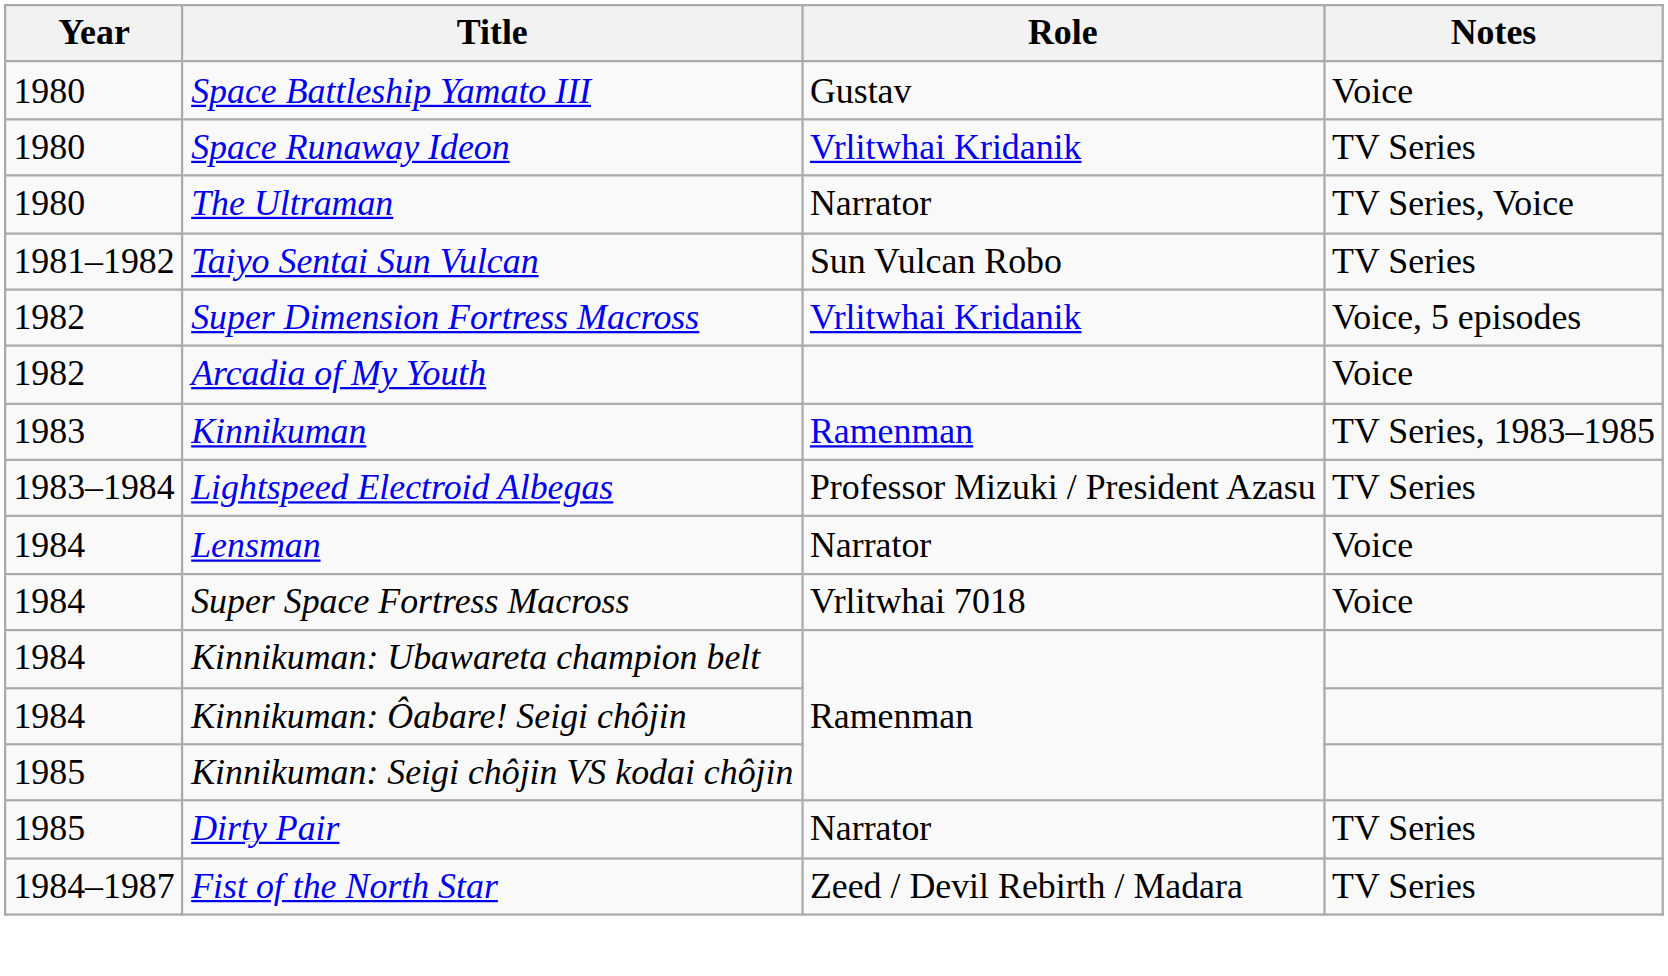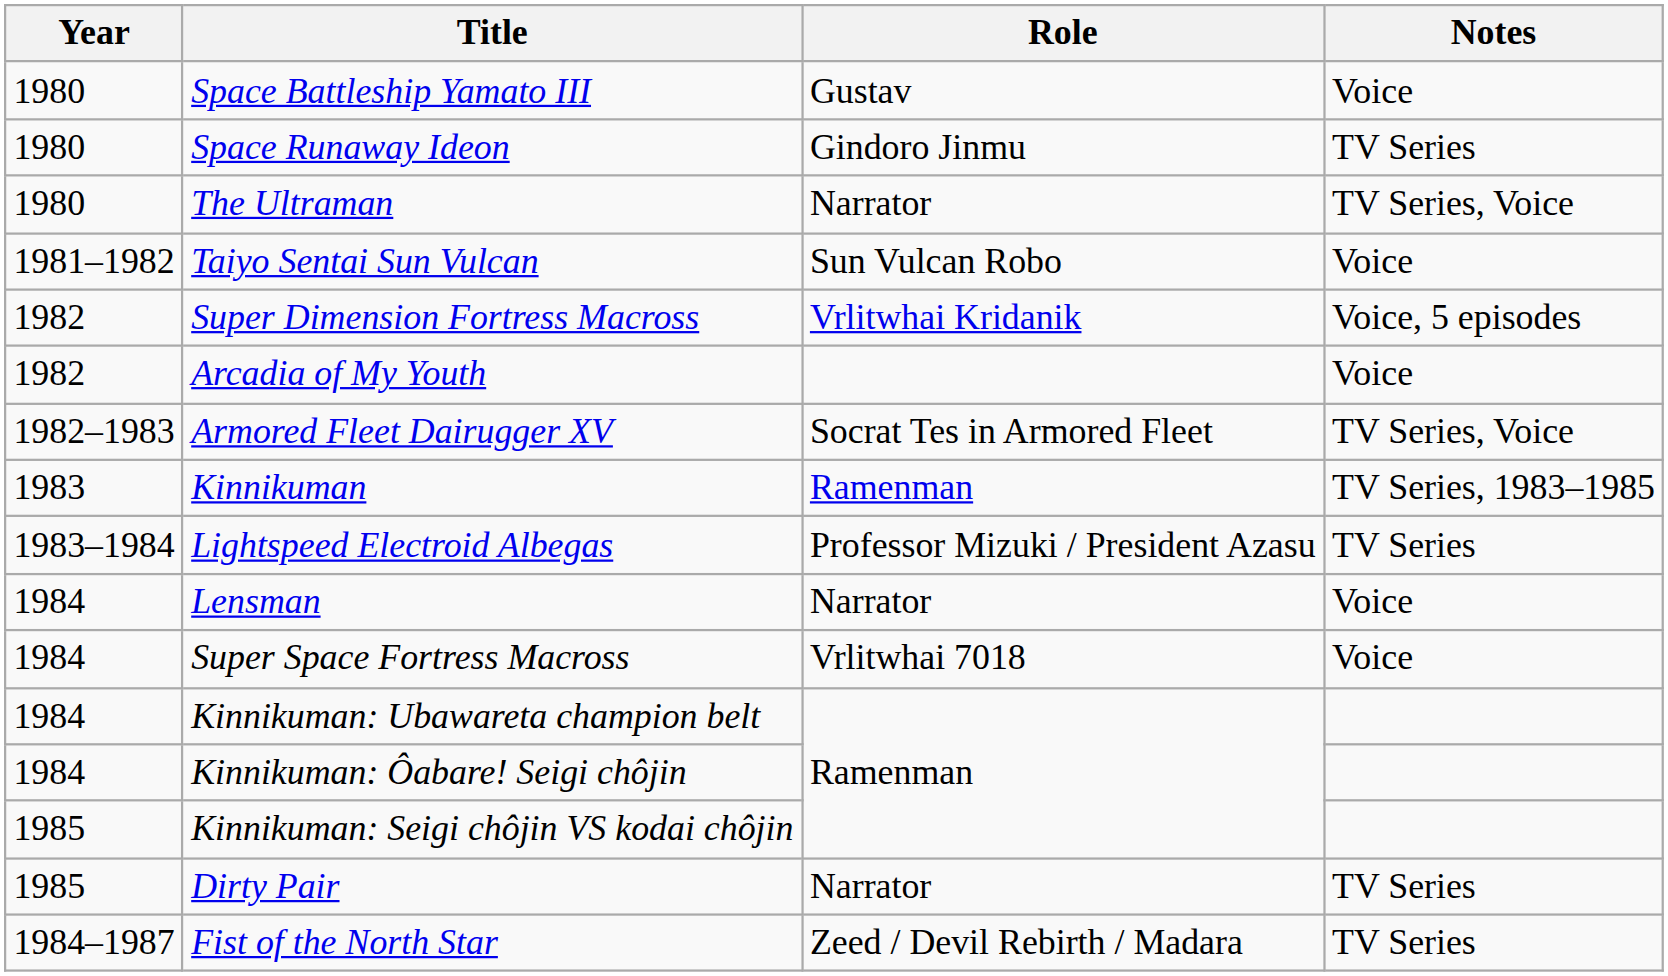(946, 146) Vrlitwhai Kridanik -> (918, 146) Gindoro Jinmu
(1404, 260) TV Series -> (1373, 260) Voice
+ row: (402, 430)
